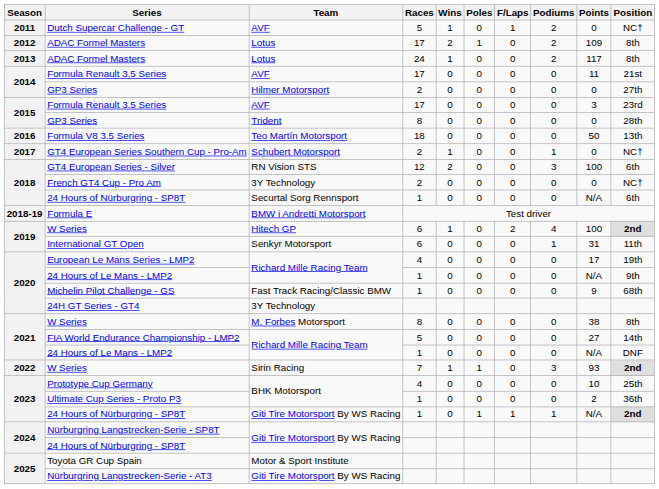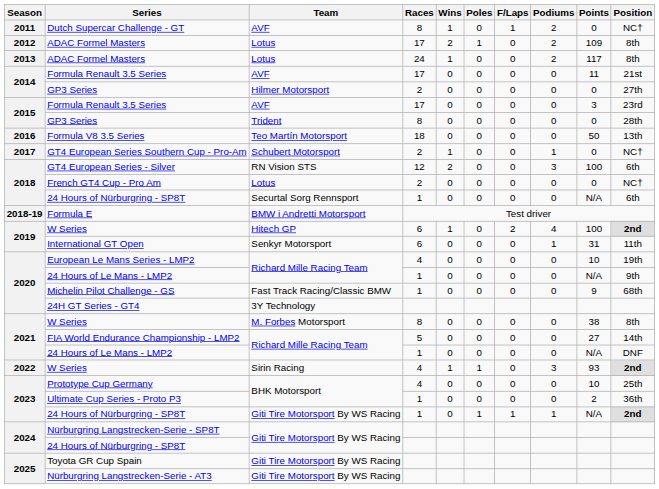(419, 28) 5 -> (419, 28) 8
(283, 183) 3Y Technology -> (263, 183) Lotus
(594, 260) 17 -> (594, 260) 10
(419, 368) 7 -> (419, 368) 4
(300, 461) Motor & Sport Institute -> (326, 461) Giti Tire Motorsport By WS Racing
